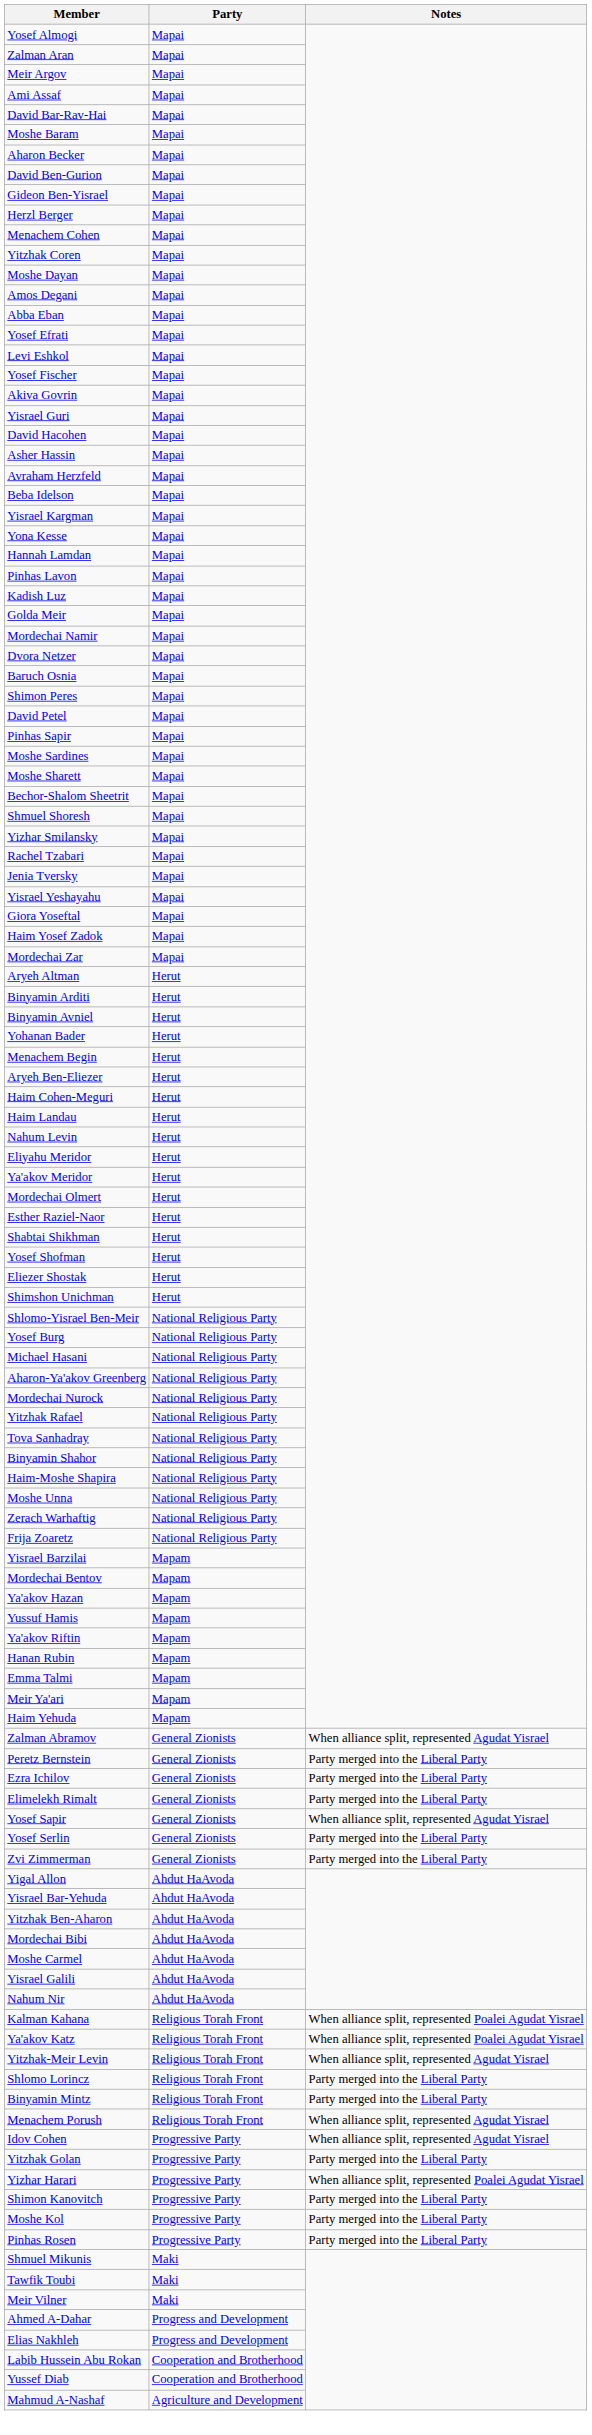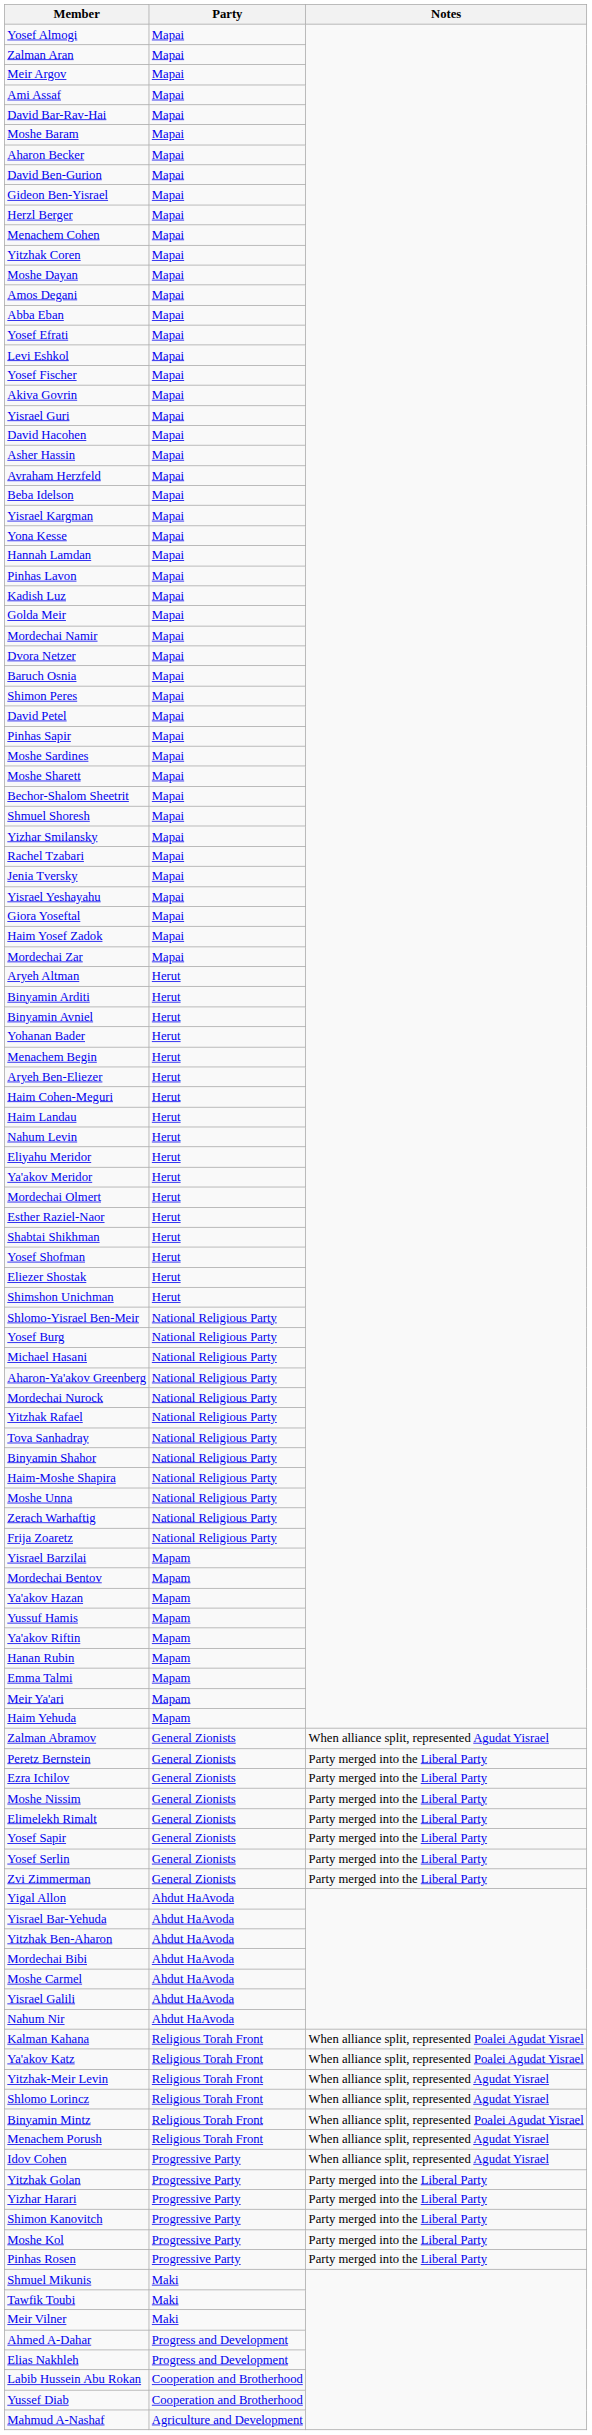+ row: (44, 1798)
(429, 1818) When alliance split, represented Agudat Yisrael -> (398, 1838) Party merged into the Liberal Party
(398, 2079) Party merged into the Liberal Party -> (429, 2099) When alliance split, represented Agudat Yisrael
(398, 2099) Party merged into the Liberal Party -> (446, 2119) When alliance split, represented Poalei Agudat Yisrael
(446, 2179) When alliance split, represented Poalei Agudat Yisrael -> (398, 2199) Party merged into the Liberal Party
